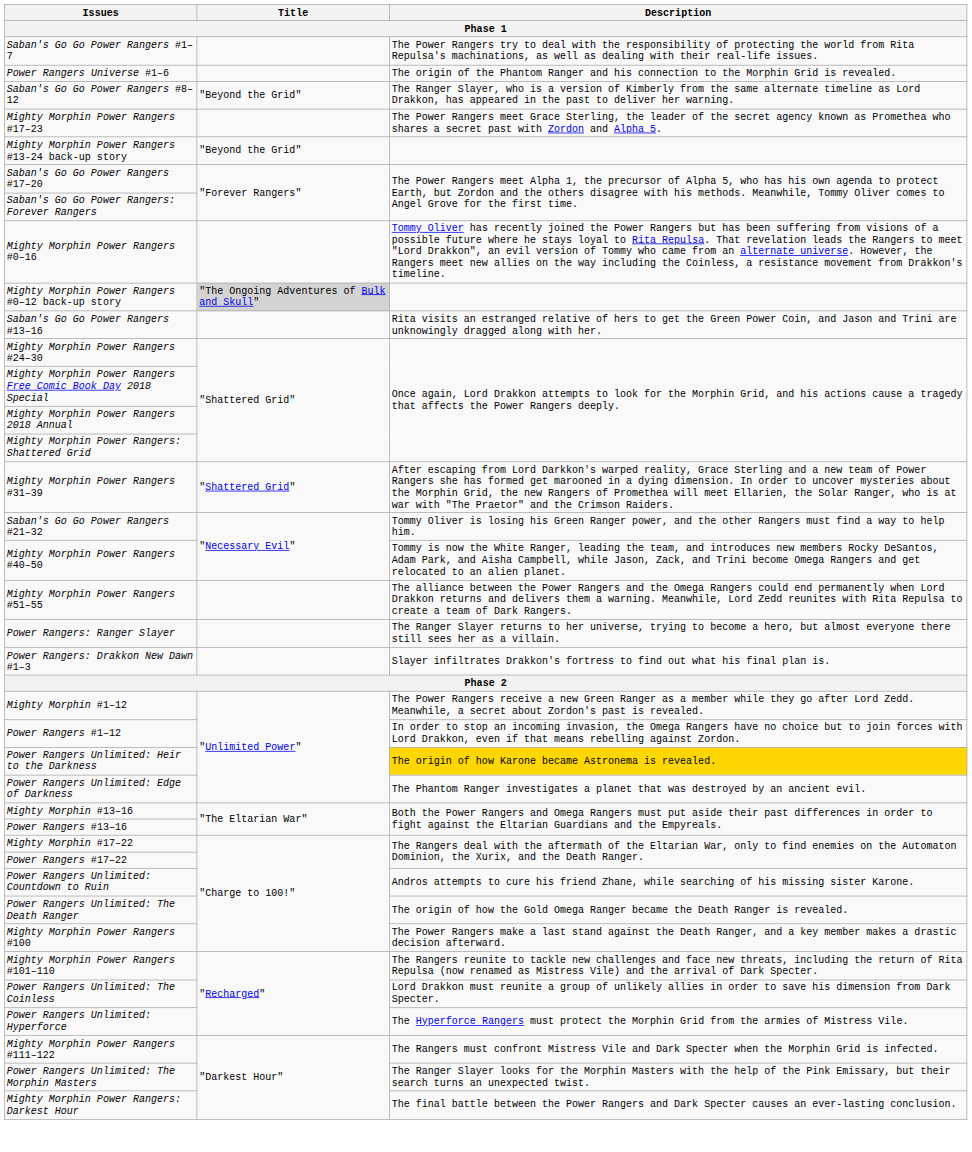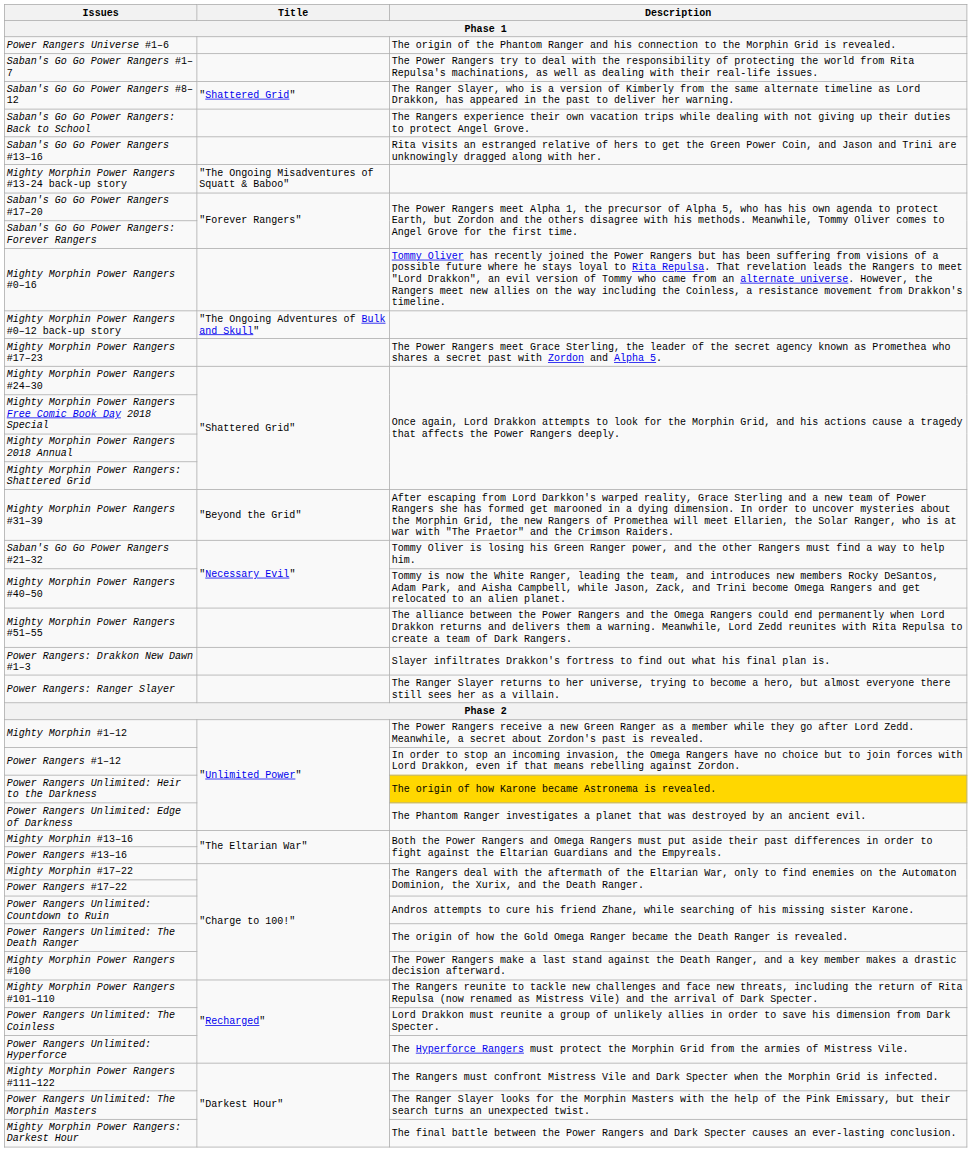rows swapped: (88, 73) <-> (100, 51)
(250, 95) "Beyond the Grid" -> (247, 95) "Shattered Grid"
+ row: (91, 123)
rows swapped: (88, 325) <-> (91, 123)
(250, 151) "Beyond the Grid" -> (286, 179) "The Ongoing Misadventures of Squatt & Baboo"
(292, 297) lightgrey background -> (292, 325) no background
(247, 487) "Shattered Grid" -> (250, 515) "Beyond the Grid"
rows swapped: (91, 633) <-> (100, 661)
